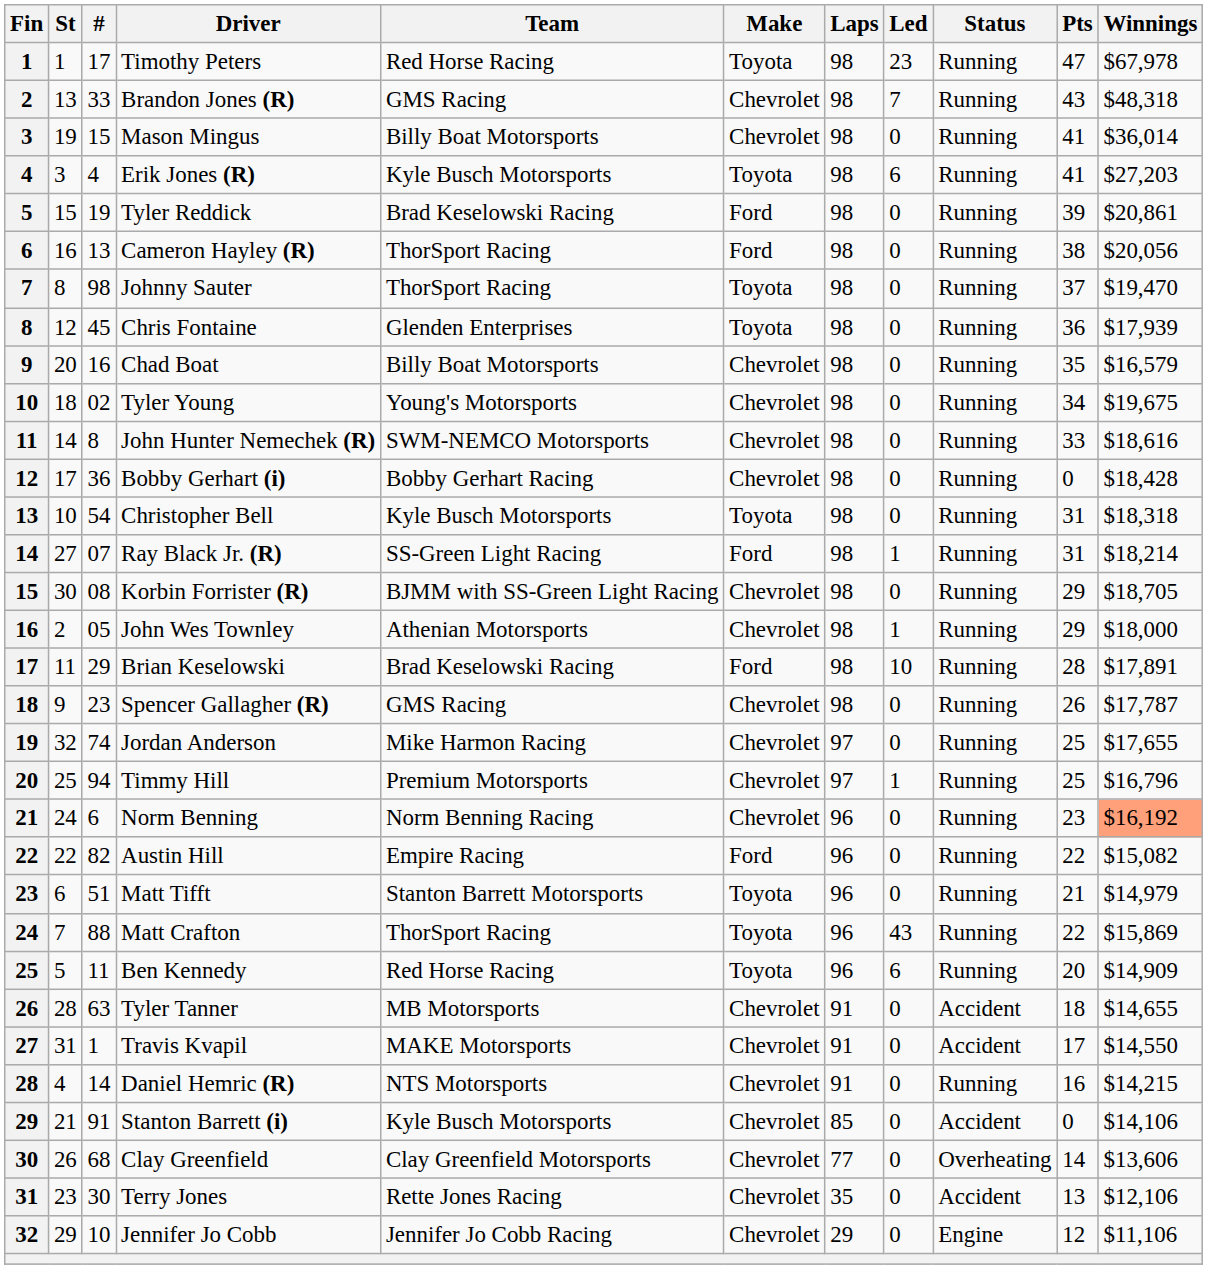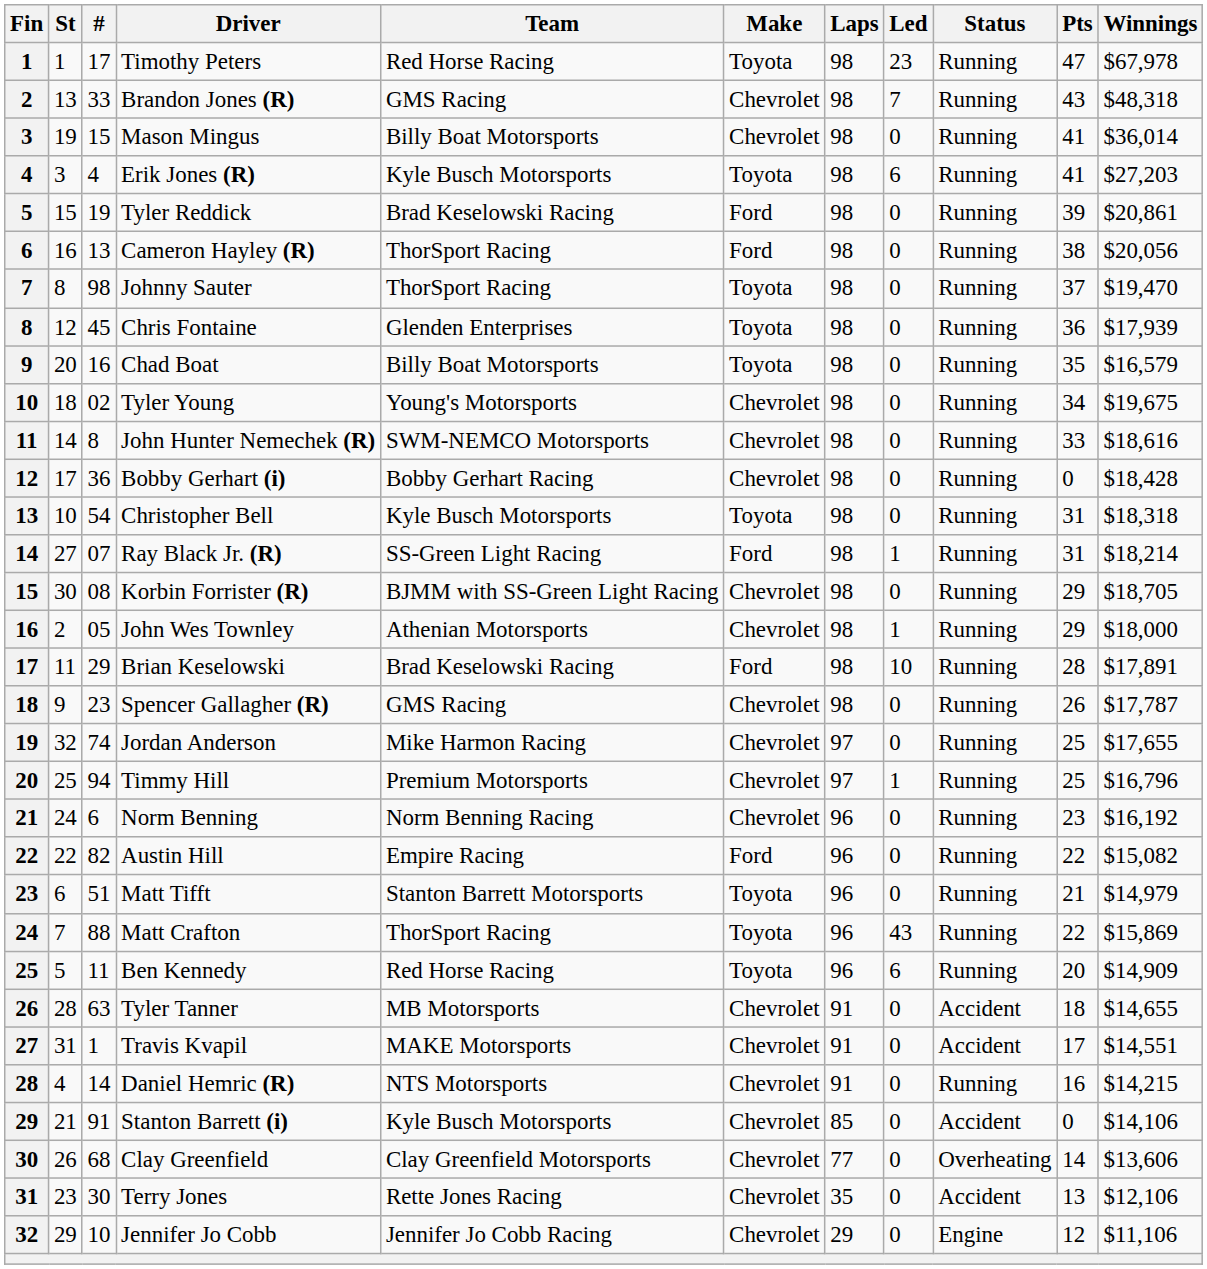(774, 364) Chevrolet -> (761, 364) Toyota
(1141, 818) lightsalmon background -> (1141, 818) no background
(1141, 1045) $14,550 -> (1141, 1045) $14,551
